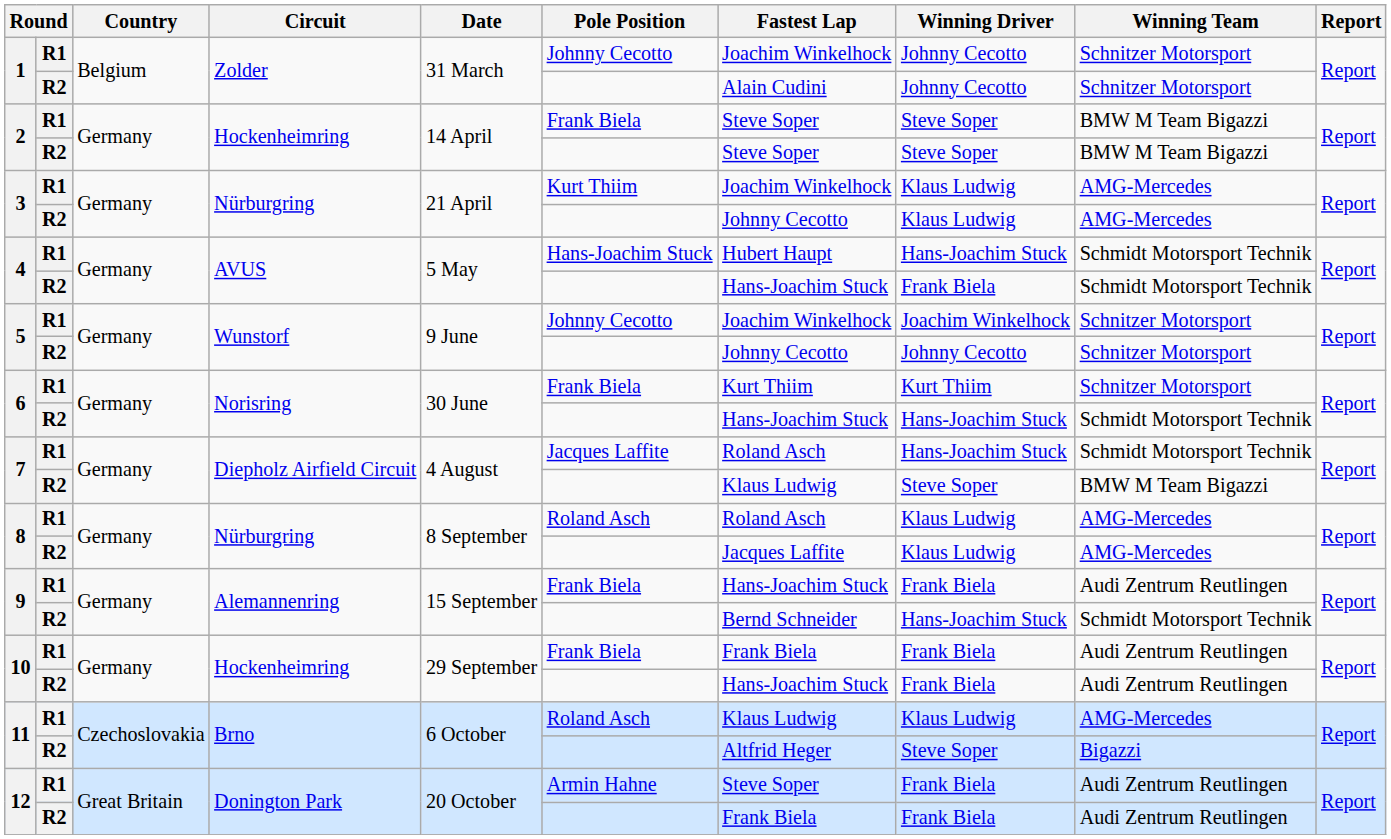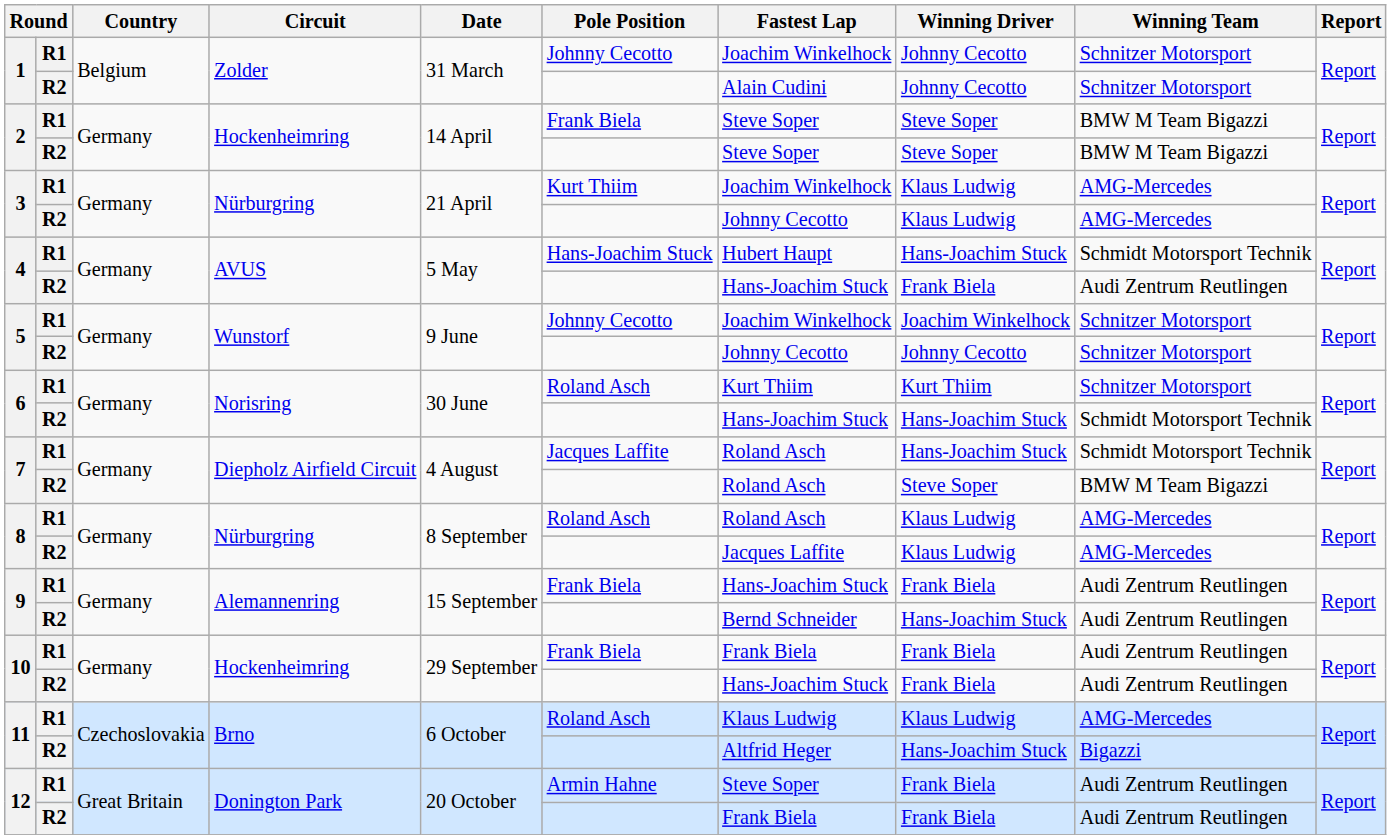(1196, 286) Schmidt Motorsport Technik -> (1184, 286) Audi Zentrum Reutlingen
(594, 385) Frank Biela -> (598, 385) Roland Asch
(779, 485) Klaus Ludwig -> (774, 485) Roland Asch
(1196, 618) Schmidt Motorsport Technik -> (1184, 618) Audi Zentrum Reutlingen
(949, 751) Steve Soper -> (984, 751) Hans-Joachim Stuck
